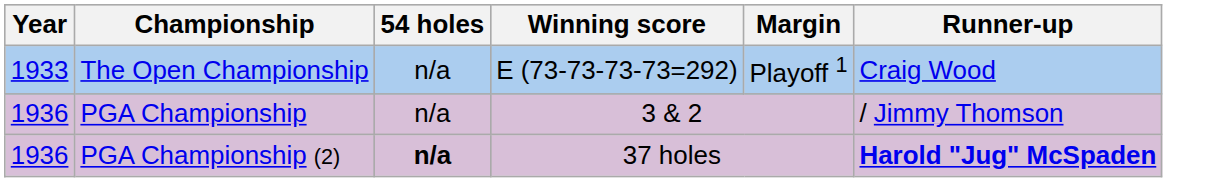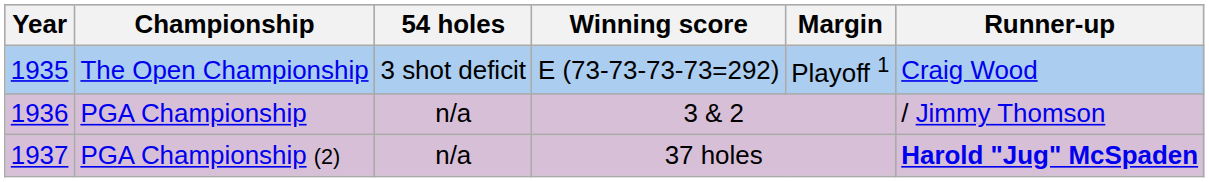(40, 69) 1933 -> (40, 69) 1935
(432, 69) n/a -> (453, 69) 3 shot deficit
(40, 155) 1936 -> (40, 155) 1937
(432, 155) bold -> (453, 155) normal
